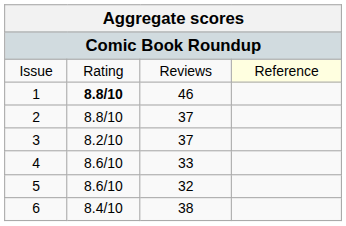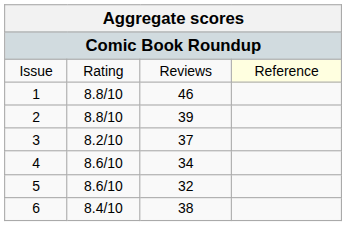(103, 94) bold -> (103, 94) normal
(186, 117) 37 -> (186, 117) 39
(186, 163) 33 -> (186, 163) 34
